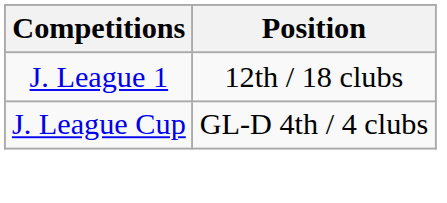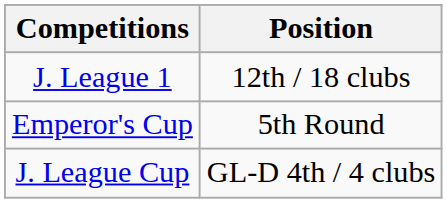+ row: (102, 124)
